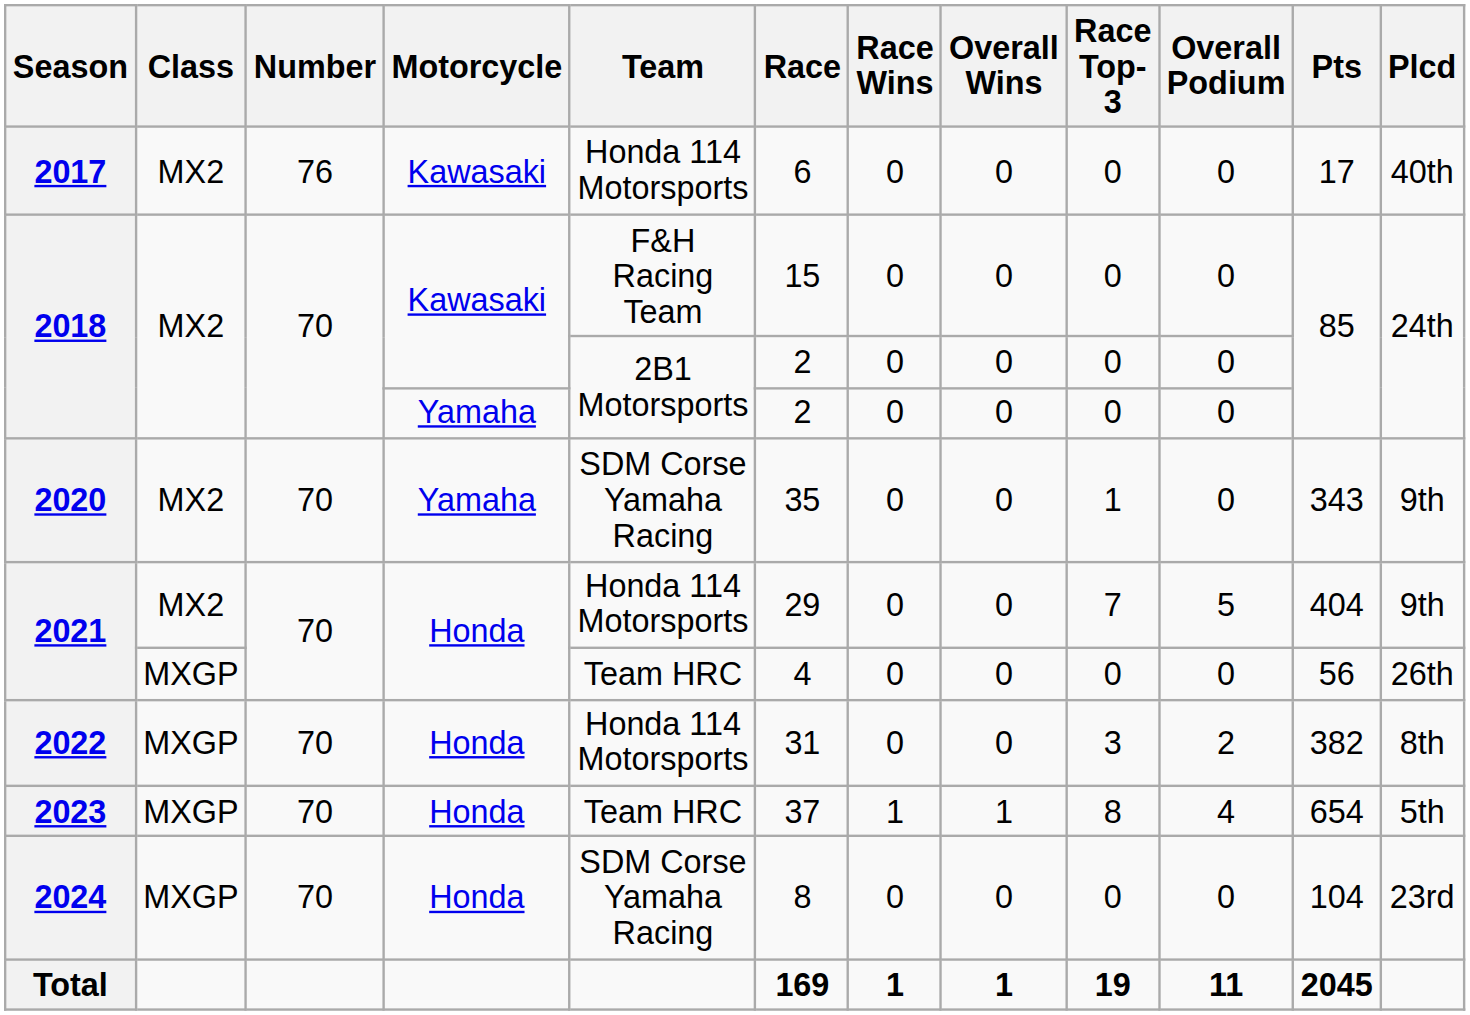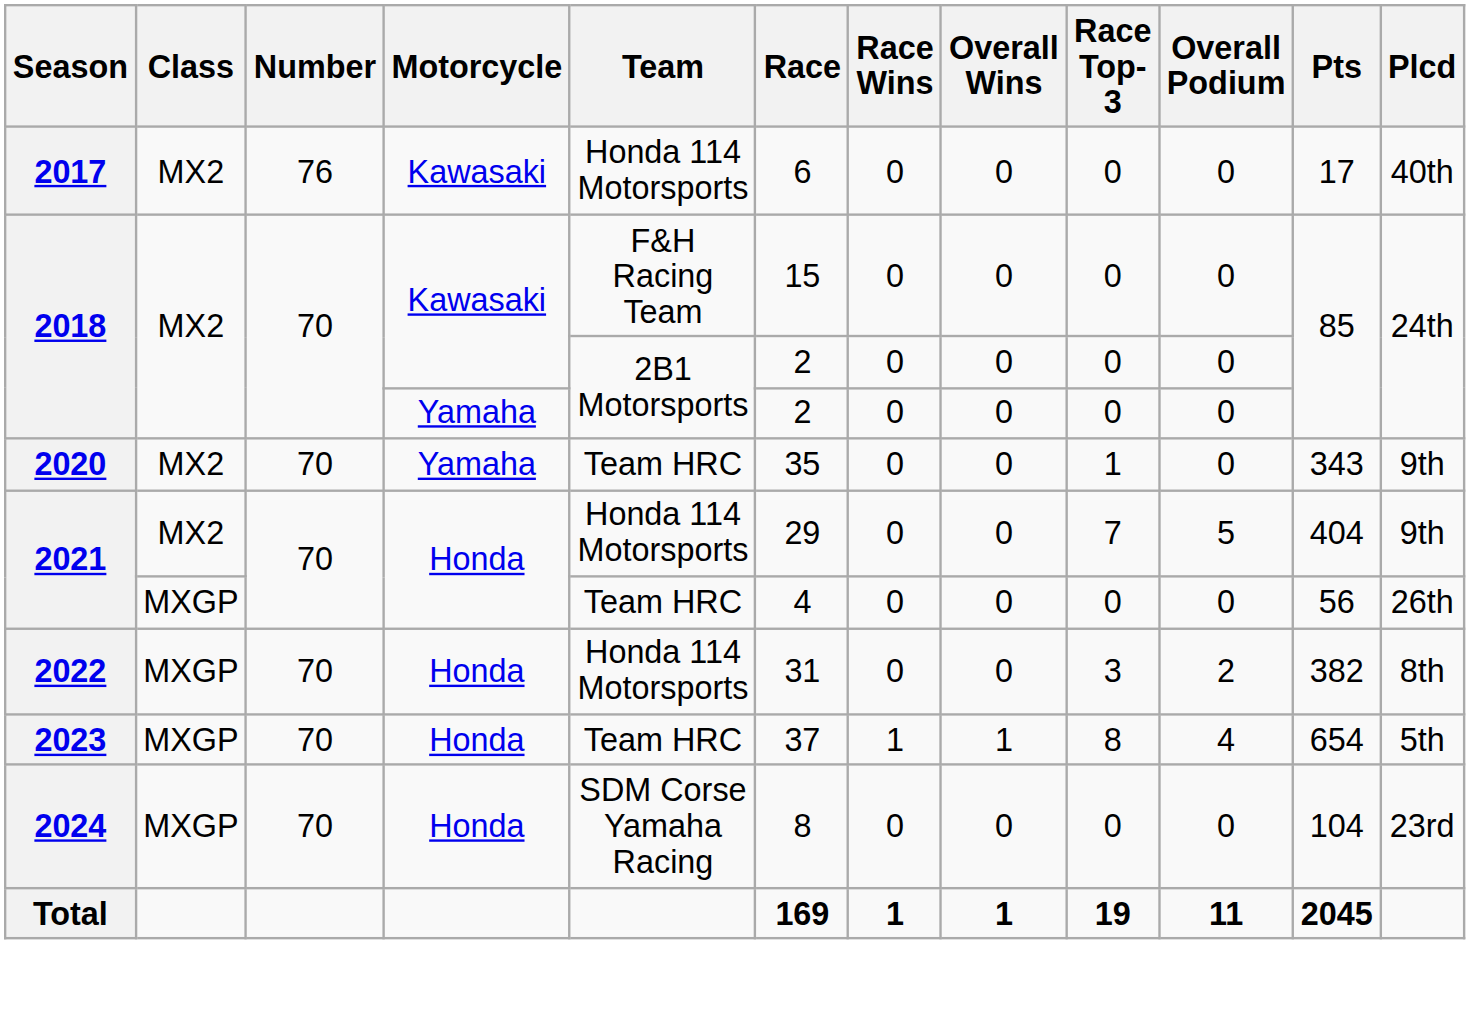(663, 500) SDM Corse Yamaha Racing -> (663, 464) Team HRC
